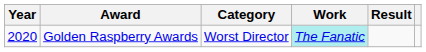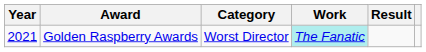(22, 36) 2020 -> (22, 36) 2021
